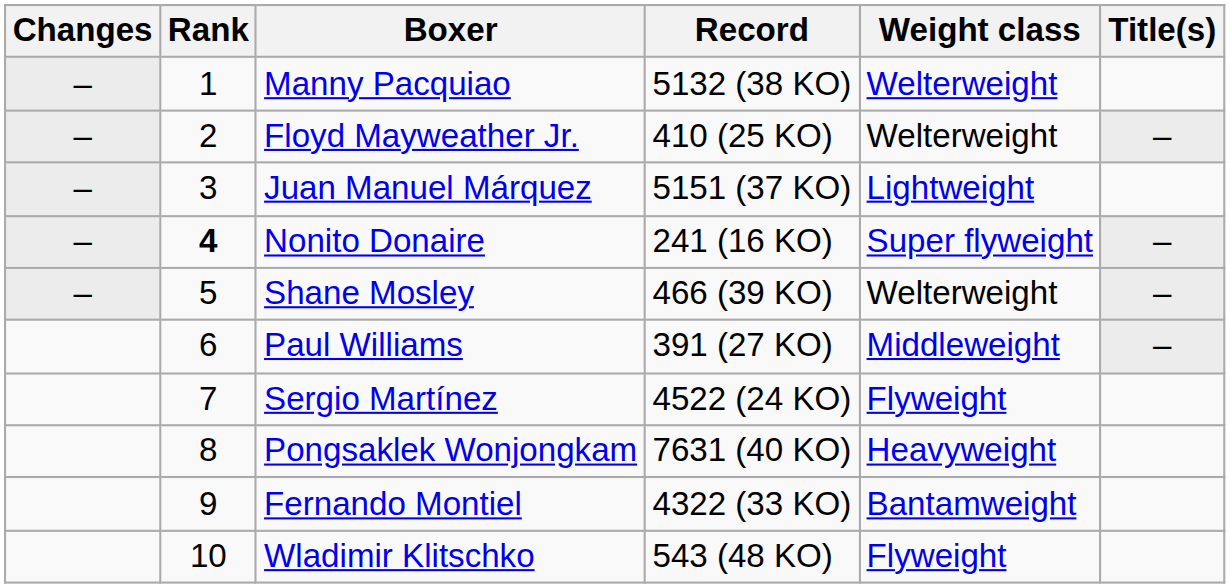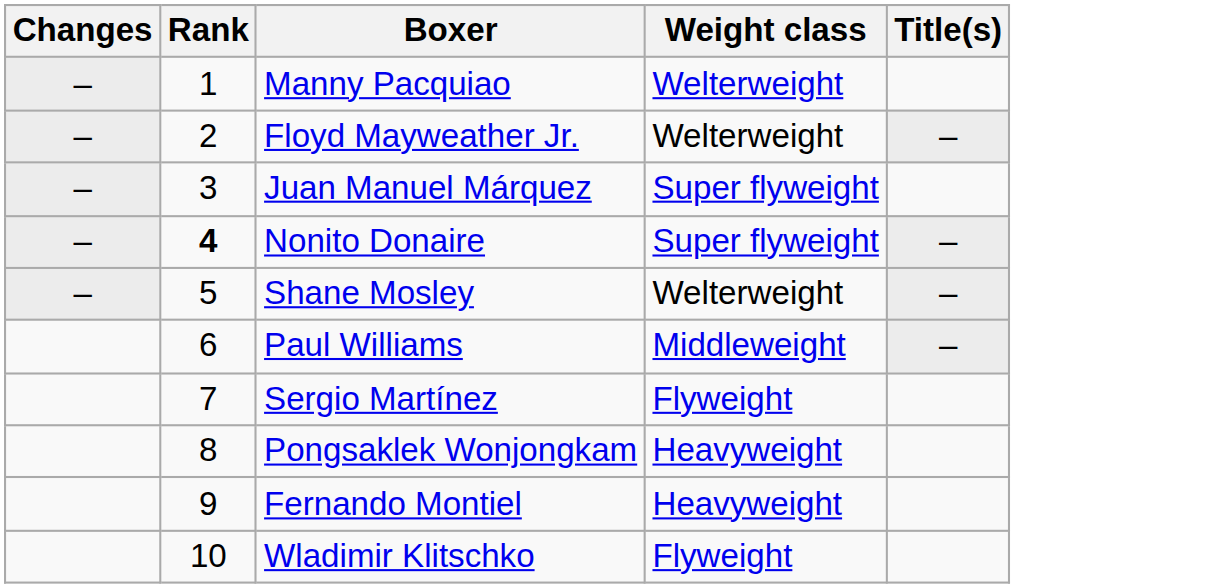- column: (752, 30)
(950, 188) Lightweight -> (766, 188) Super flyweight
(972, 503) Bantamweight -> (747, 503) Heavyweight
